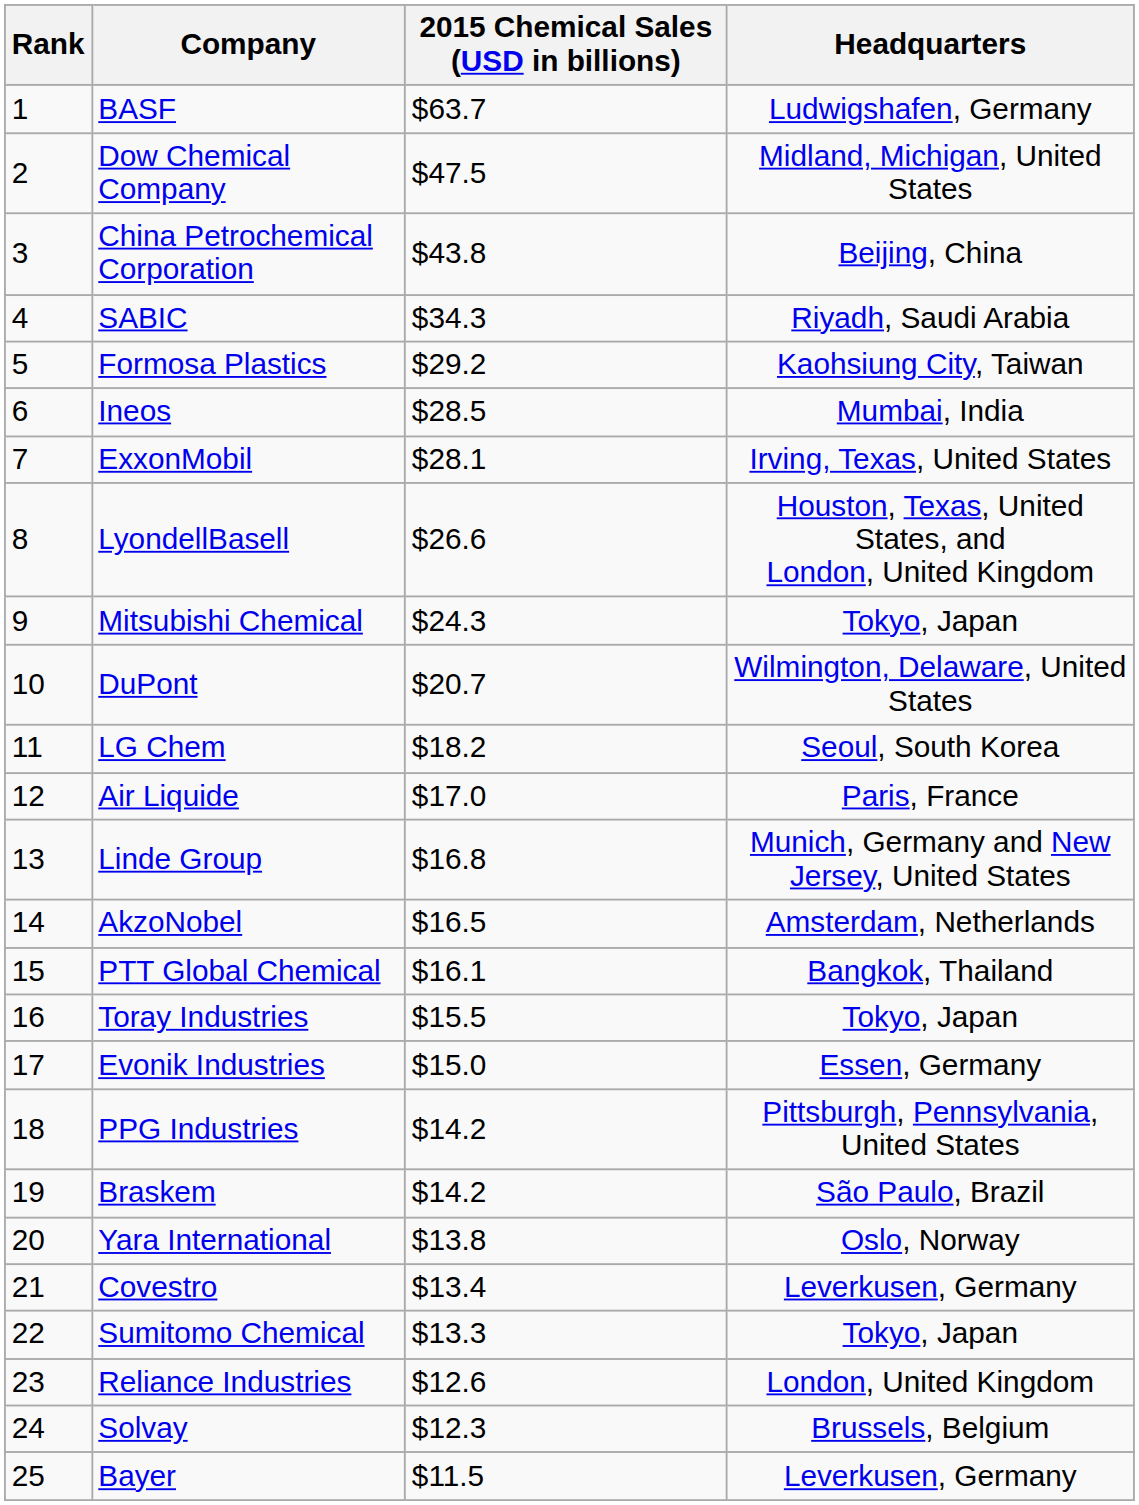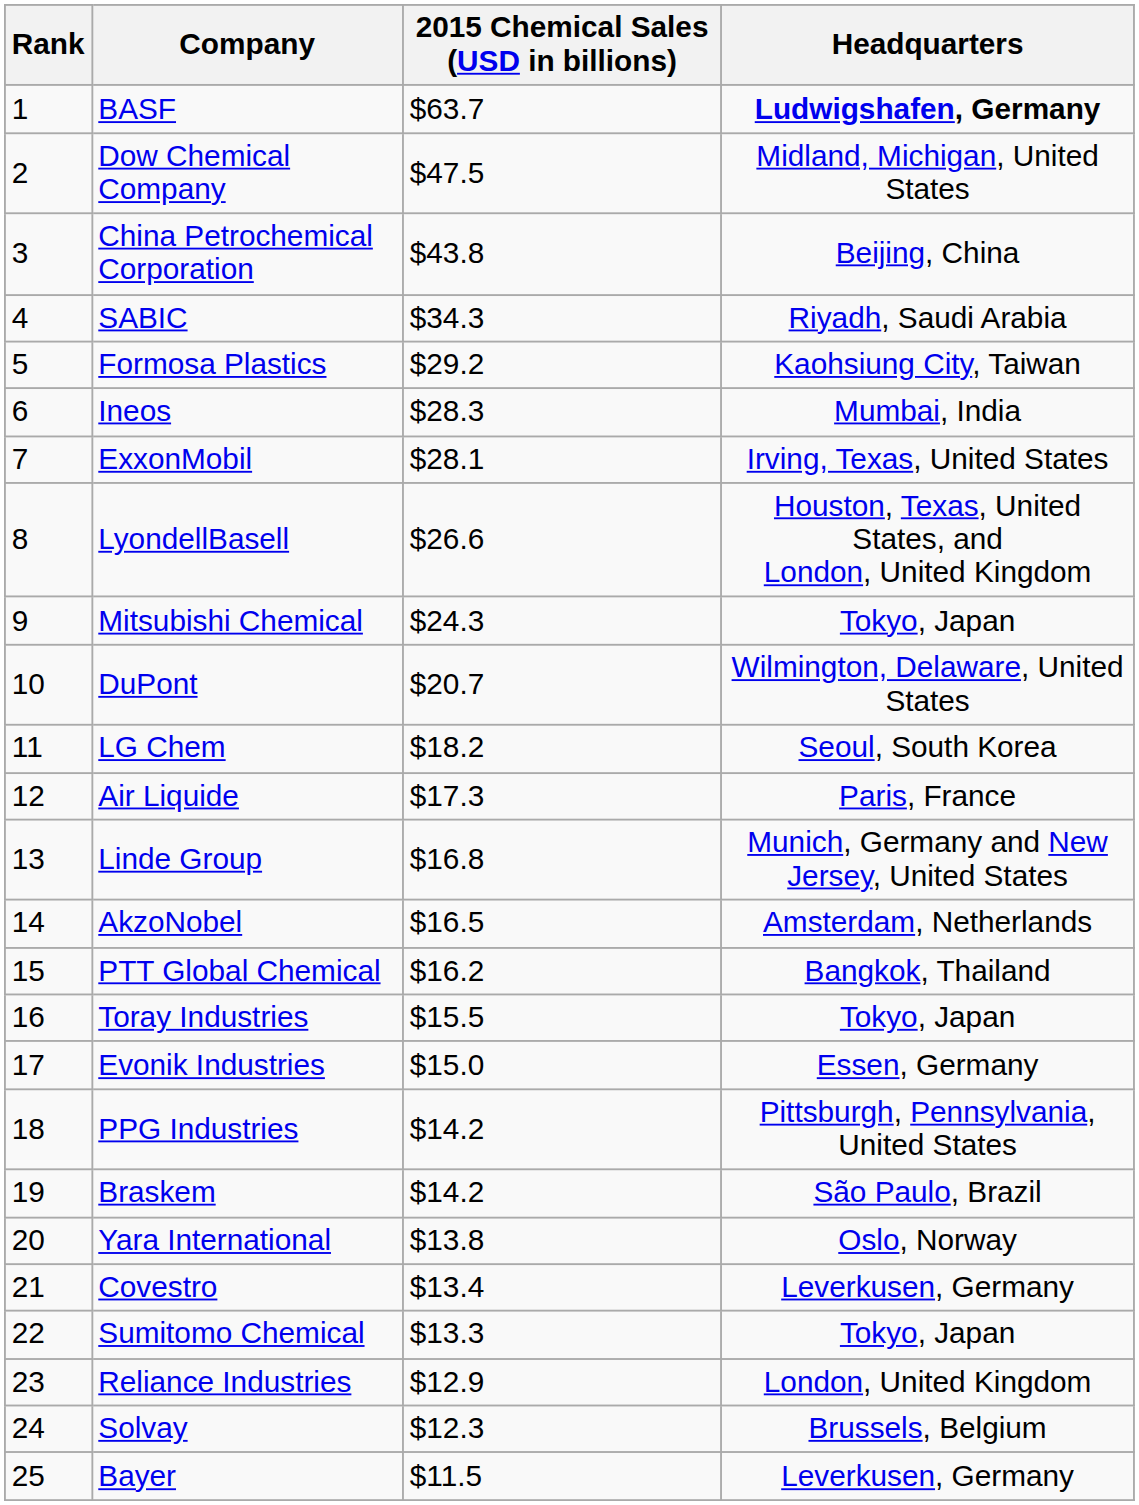(930, 108) normal -> (928, 108) bold
(449, 411) $28.5 -> (447, 411) $28.3
(449, 795) $17.0 -> (447, 795) $17.3
(449, 970) $16.1 -> (447, 970) $16.2
(449, 1381) $12.6 -> (447, 1381) $12.9
